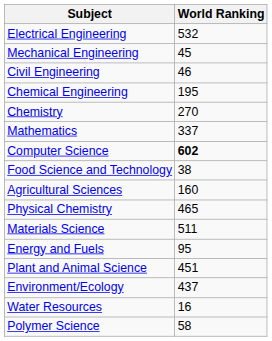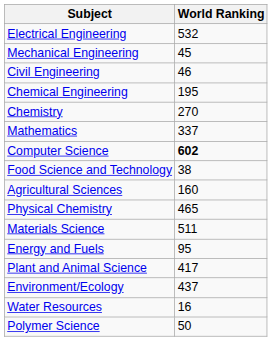(188, 268) 451 -> (188, 268) 417
(185, 326) 58 -> (185, 326) 50
